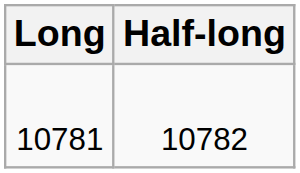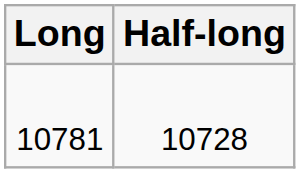(204, 138) 10782 -> (204, 138) 10728
